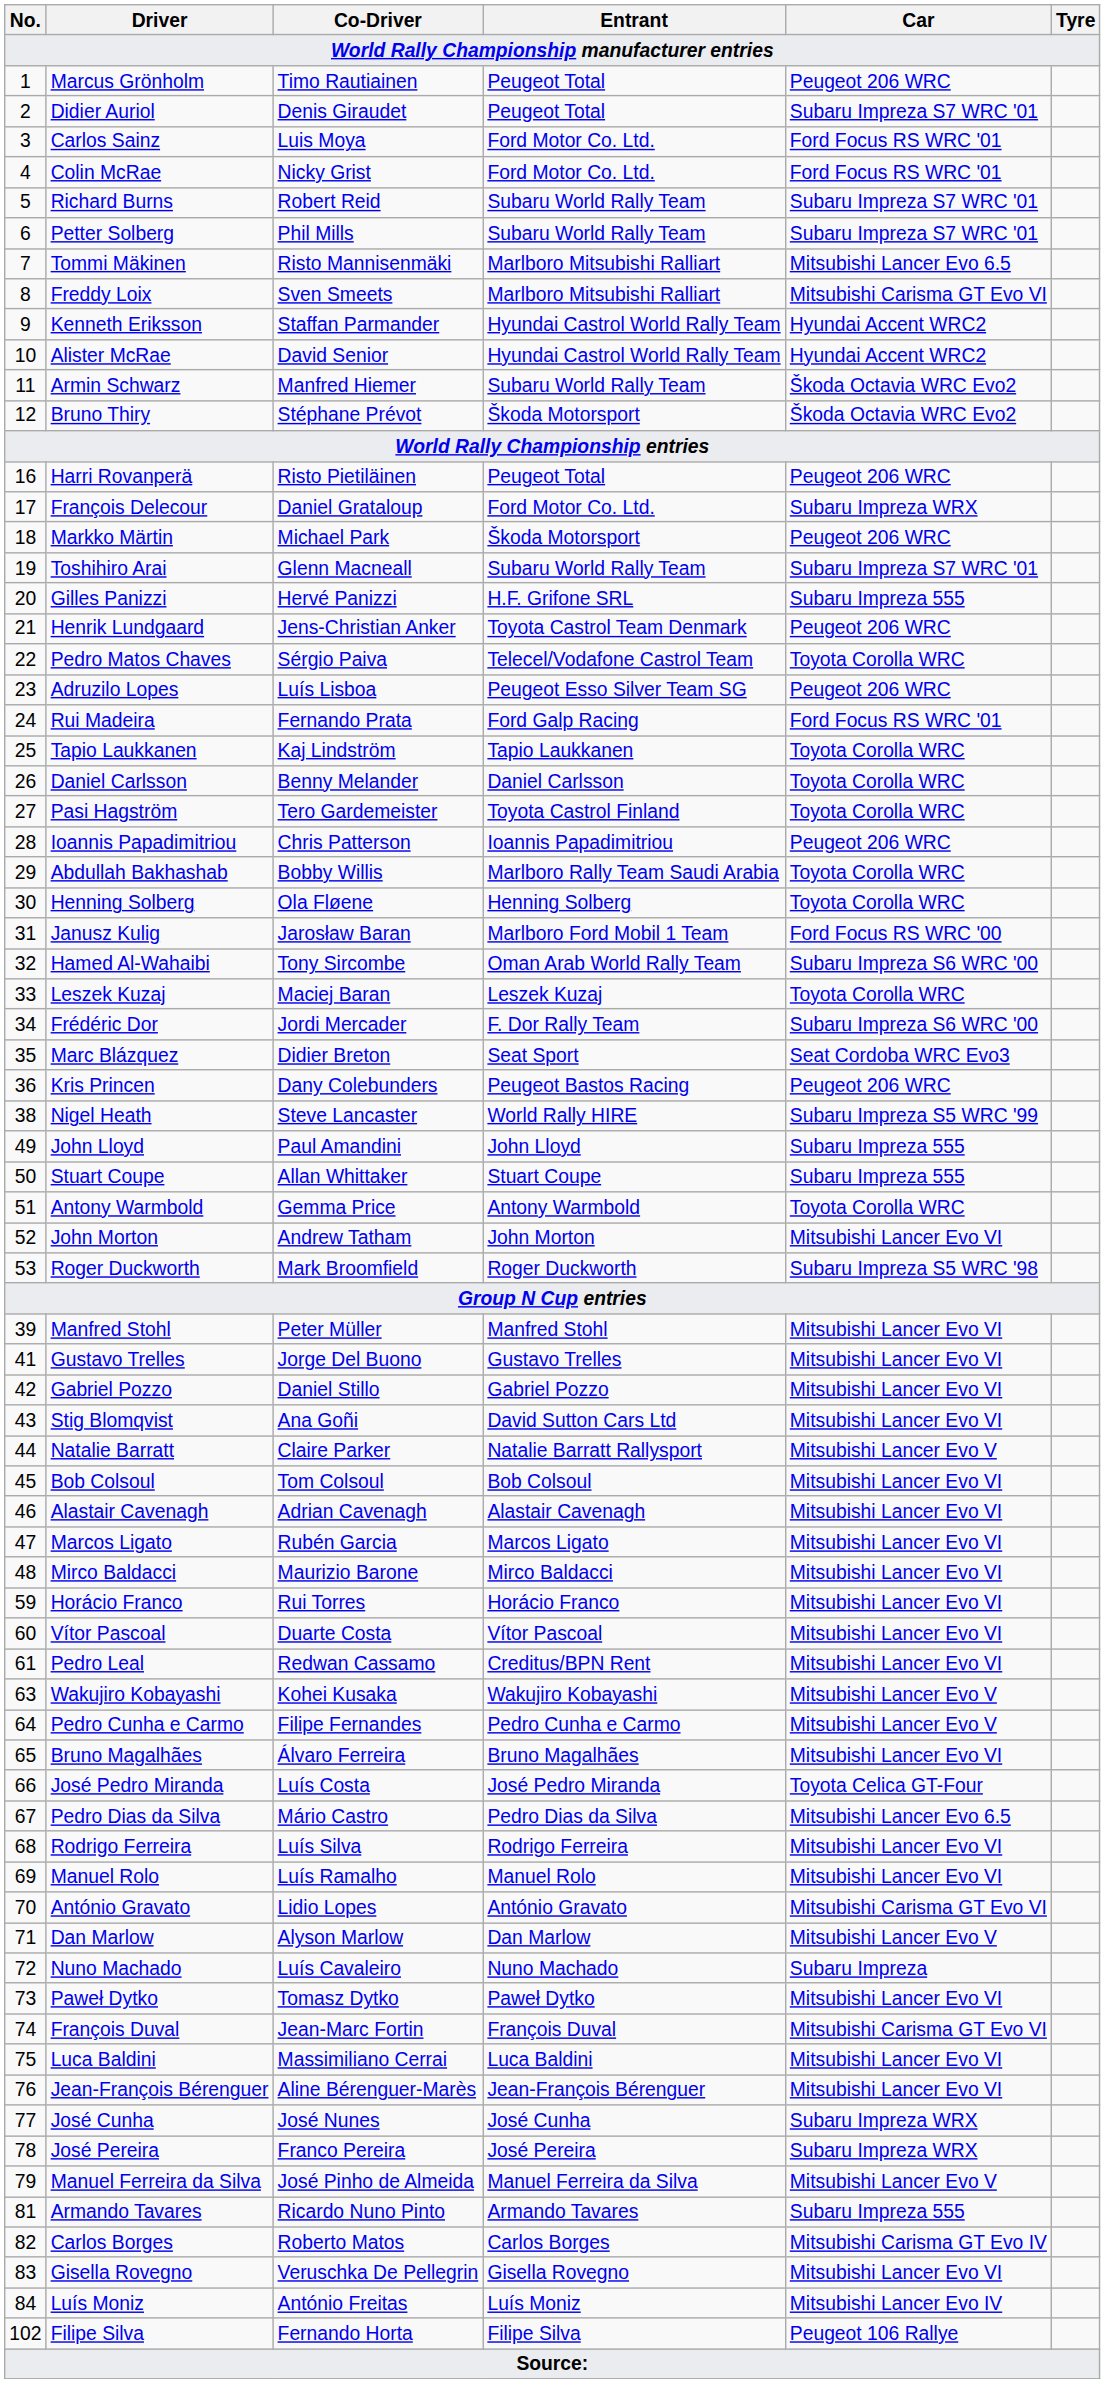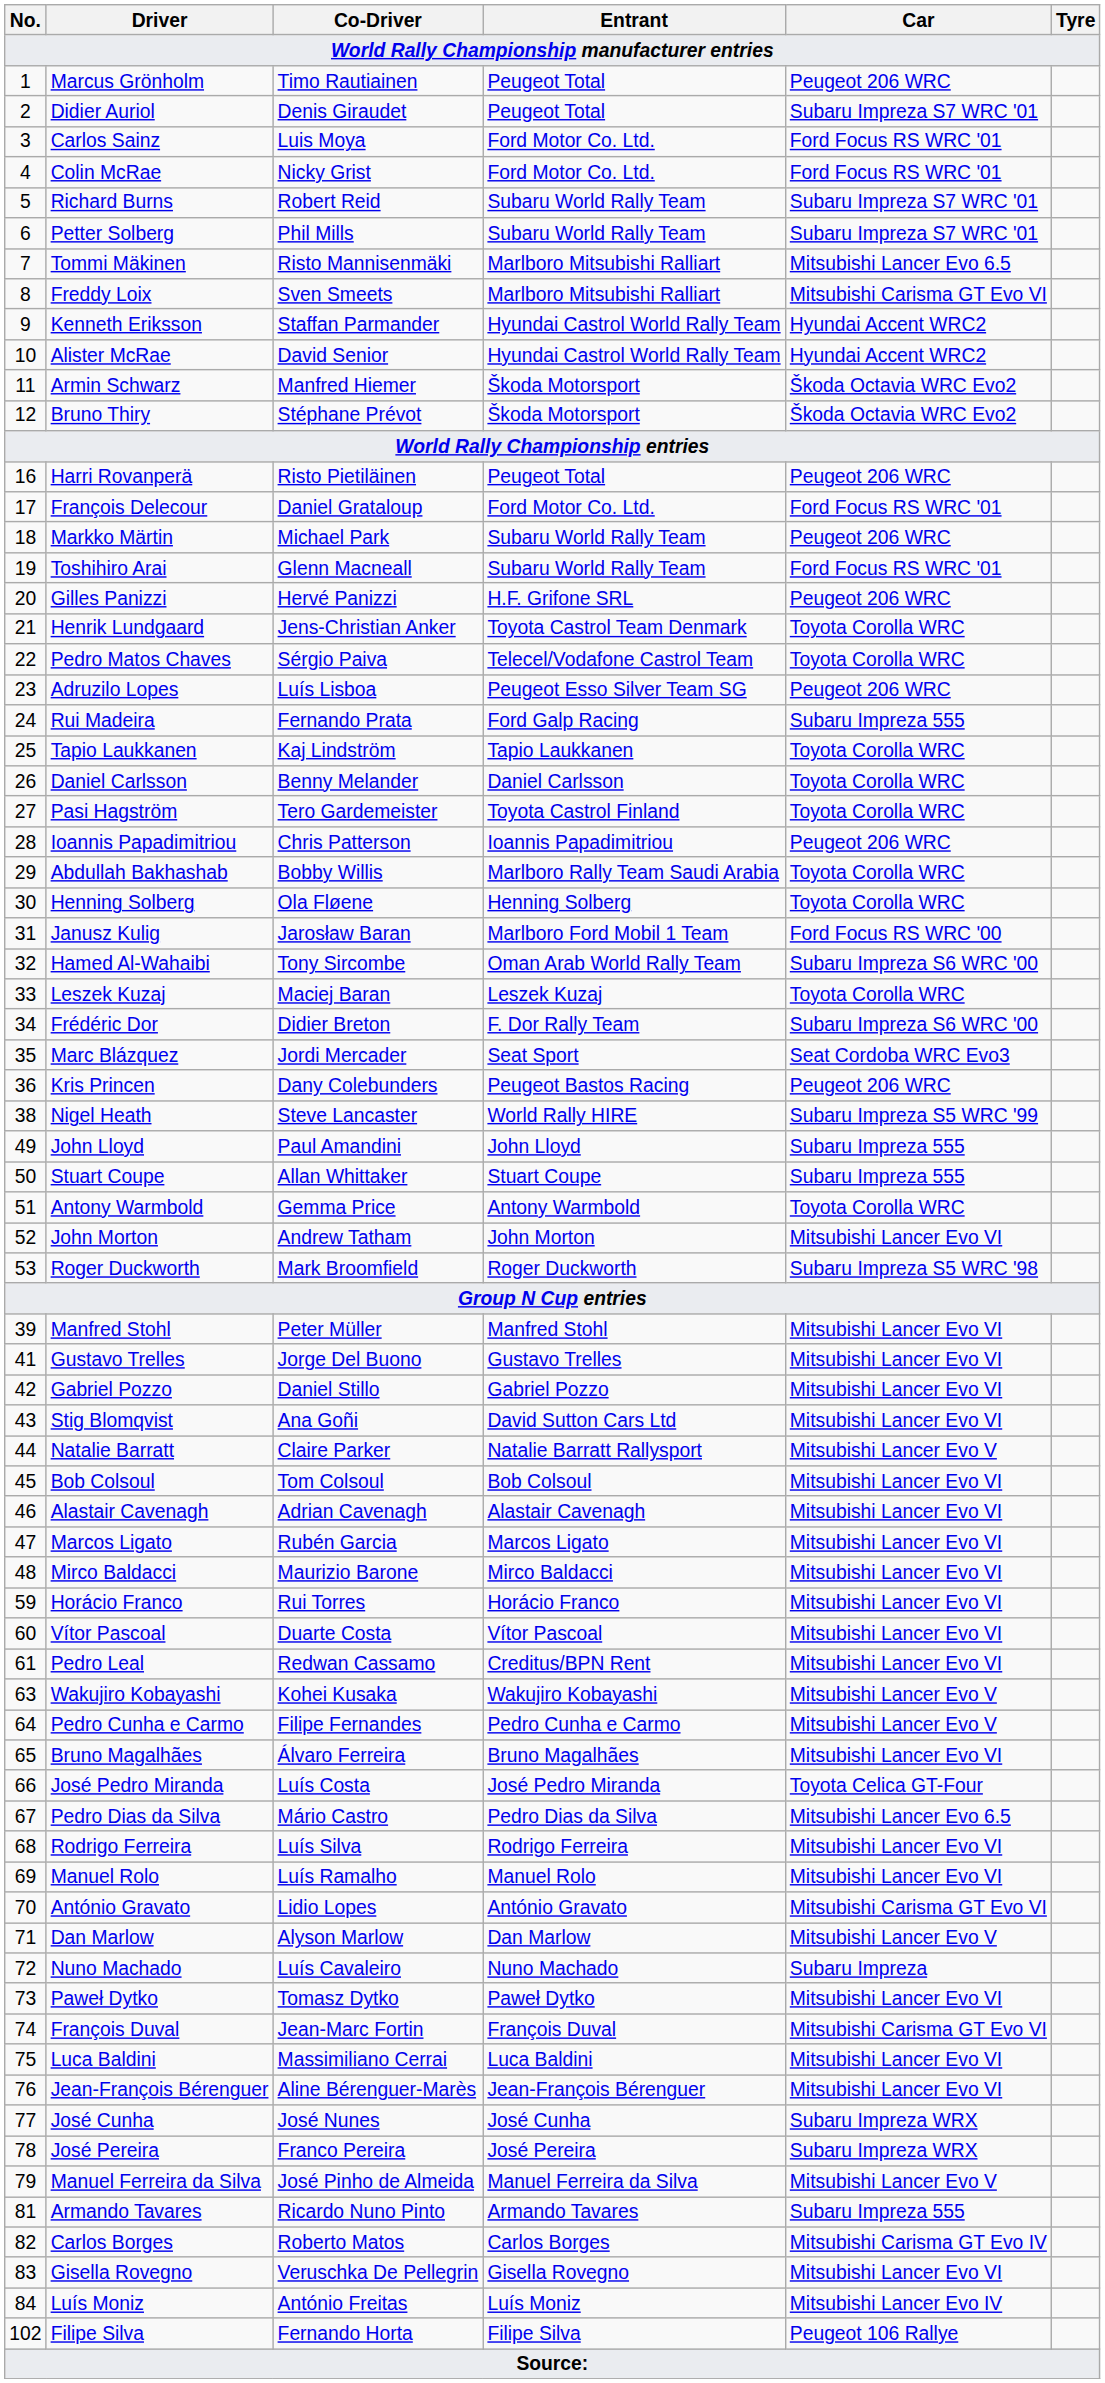(596, 385) Subaru World Rally Team -> (564, 385) Škoda Motorsport
(884, 507) Subaru Impreza WRX -> (896, 507) Ford Focus RS WRC '01
(564, 537) Škoda Motorsport -> (596, 537) Subaru World Rally Team
(914, 567) Subaru Impreza S7 WRC '01 -> (896, 567) Ford Focus RS WRC '01
(877, 598) Subaru Impreza 555 -> (870, 598) Peugeot 206 WRC
(870, 628) Peugeot 206 WRC -> (877, 628) Toyota Corolla WRC
(896, 720) Ford Focus RS WRC '01 -> (877, 720) Subaru Impreza 555
(342, 1024) Jordi Mercader -> (334, 1024) Didier Breton
(334, 1055) Didier Breton -> (342, 1055) Jordi Mercader
